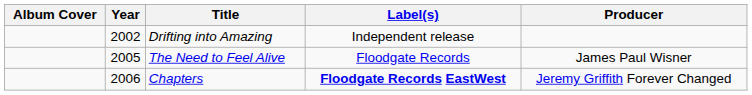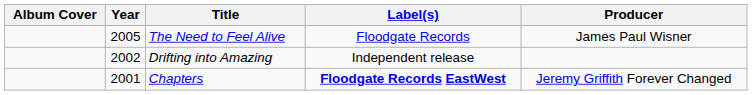rows swapped: (211, 36) <-> (217, 57)
(125, 79) 2006 -> (125, 79) 2001
